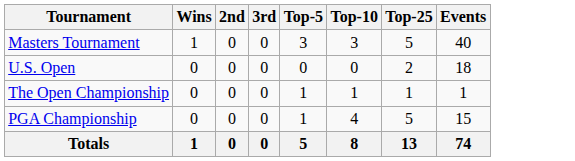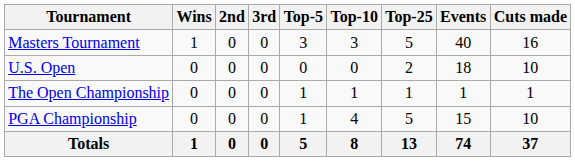+ column: (530, 17)
